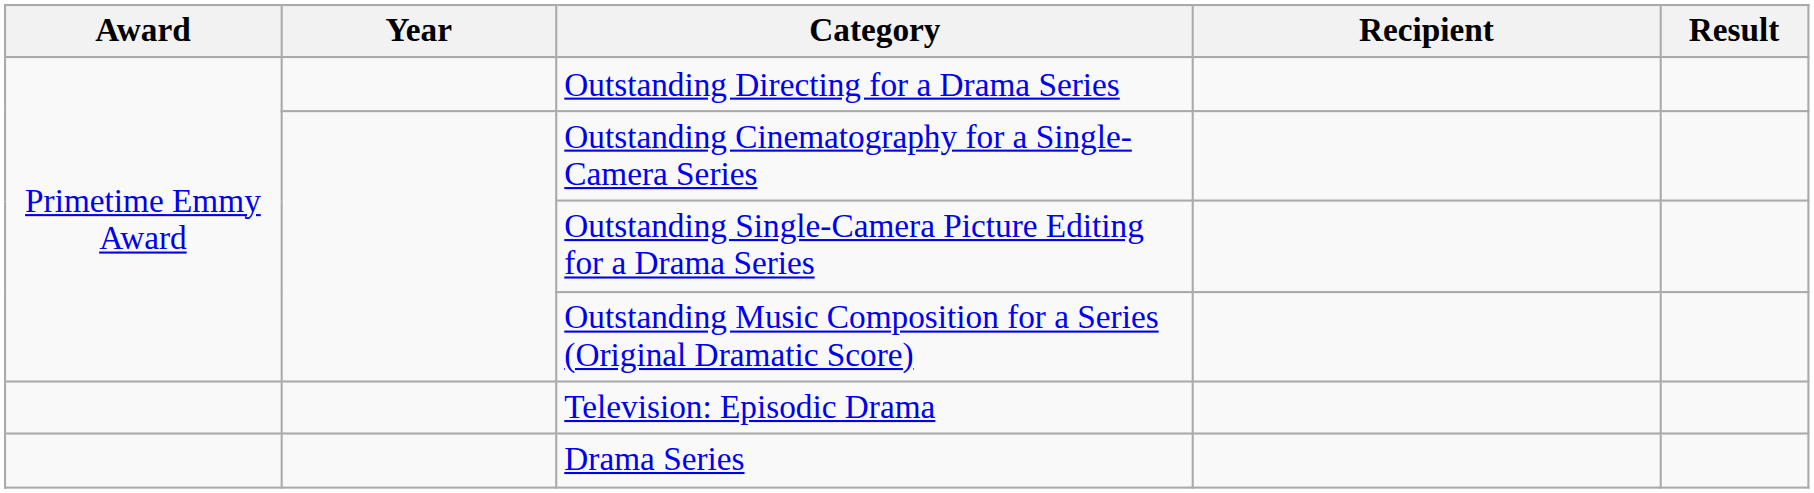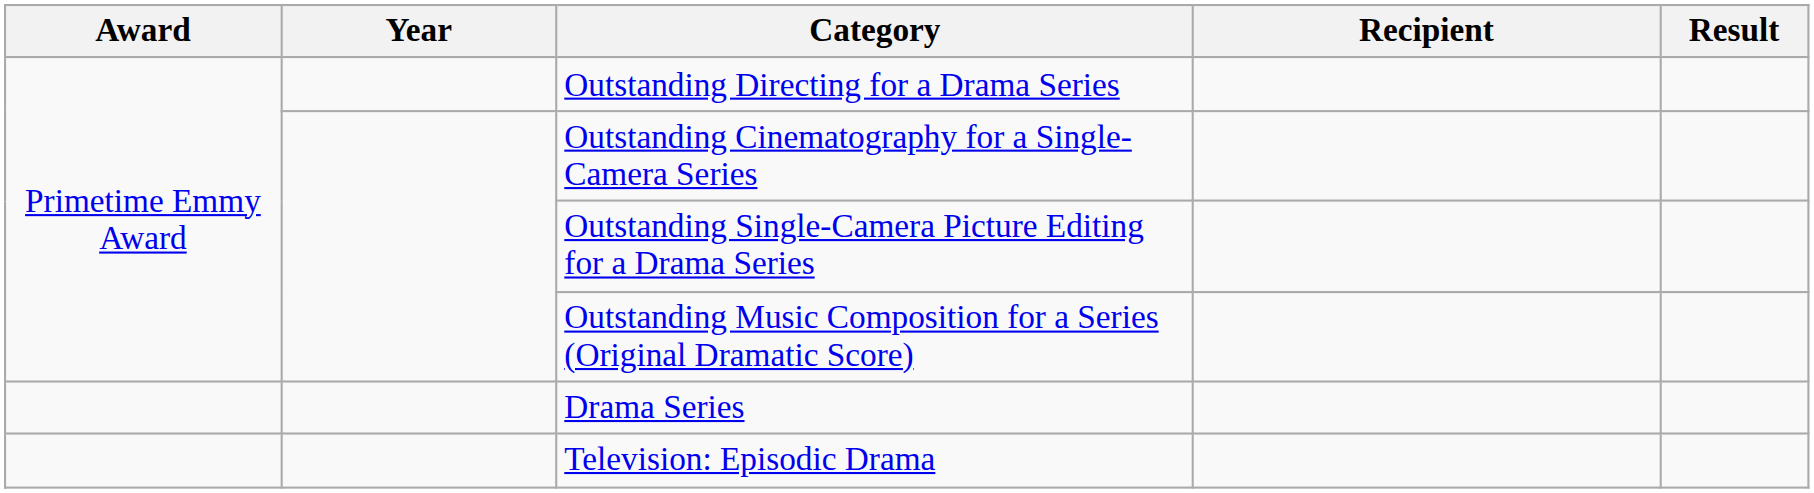rows swapped: (750, 407) <-> (654, 459)
